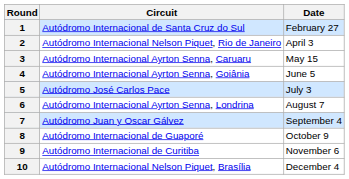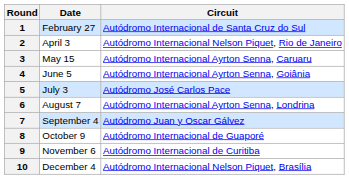columns swapped: (162, 12) <-> (314, 12)
